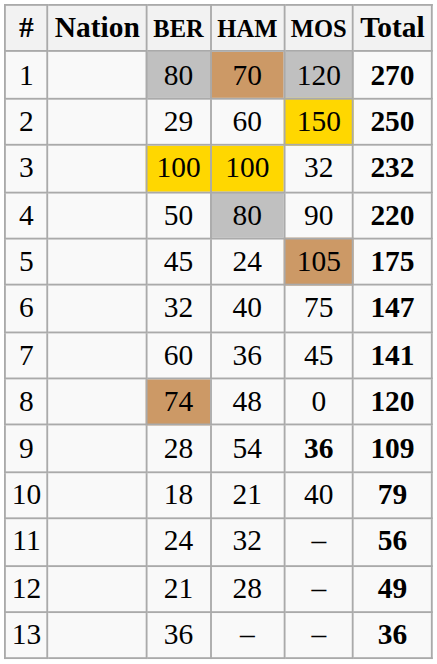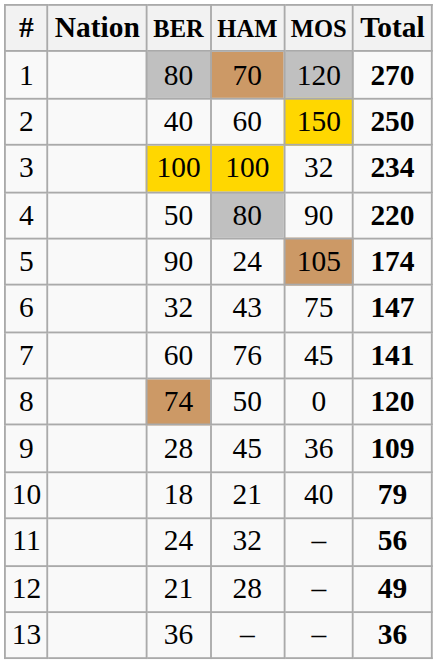(179, 121) 29 -> (179, 121) 40
(392, 167) 232 -> (392, 167) 234
(179, 261) 45 -> (179, 261) 90
(392, 261) 175 -> (392, 261) 174
(247, 307) 40 -> (247, 307) 43
(247, 354) 36 -> (247, 354) 76
(247, 401) 48 -> (247, 401) 50
(247, 448) 54 -> (247, 448) 45
(319, 448) bold -> (319, 448) normal
